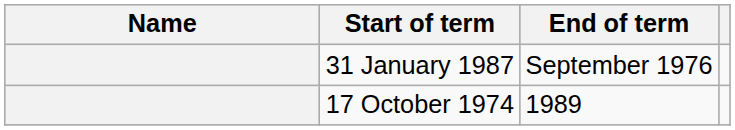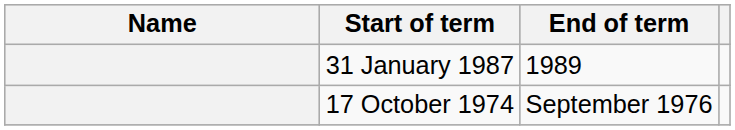(619, 64) September 1976 -> (554, 64) 1989
(554, 104) 1989 -> (619, 104) September 1976
